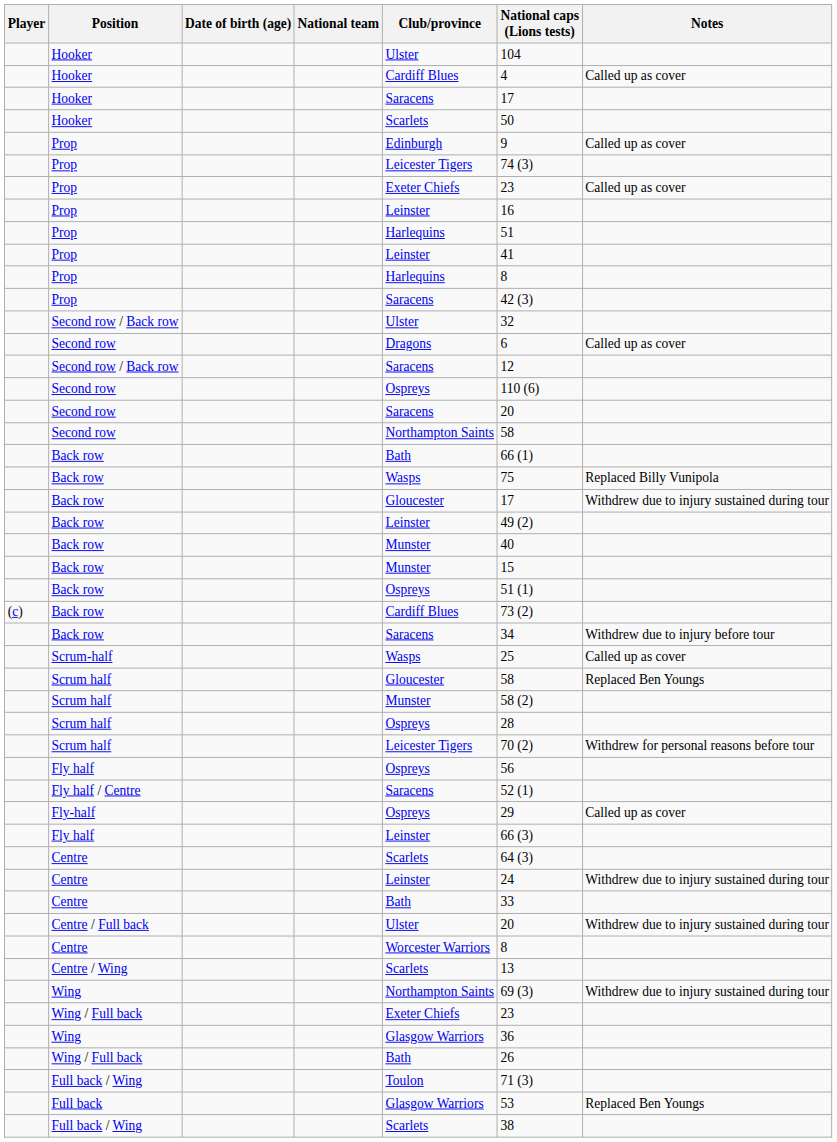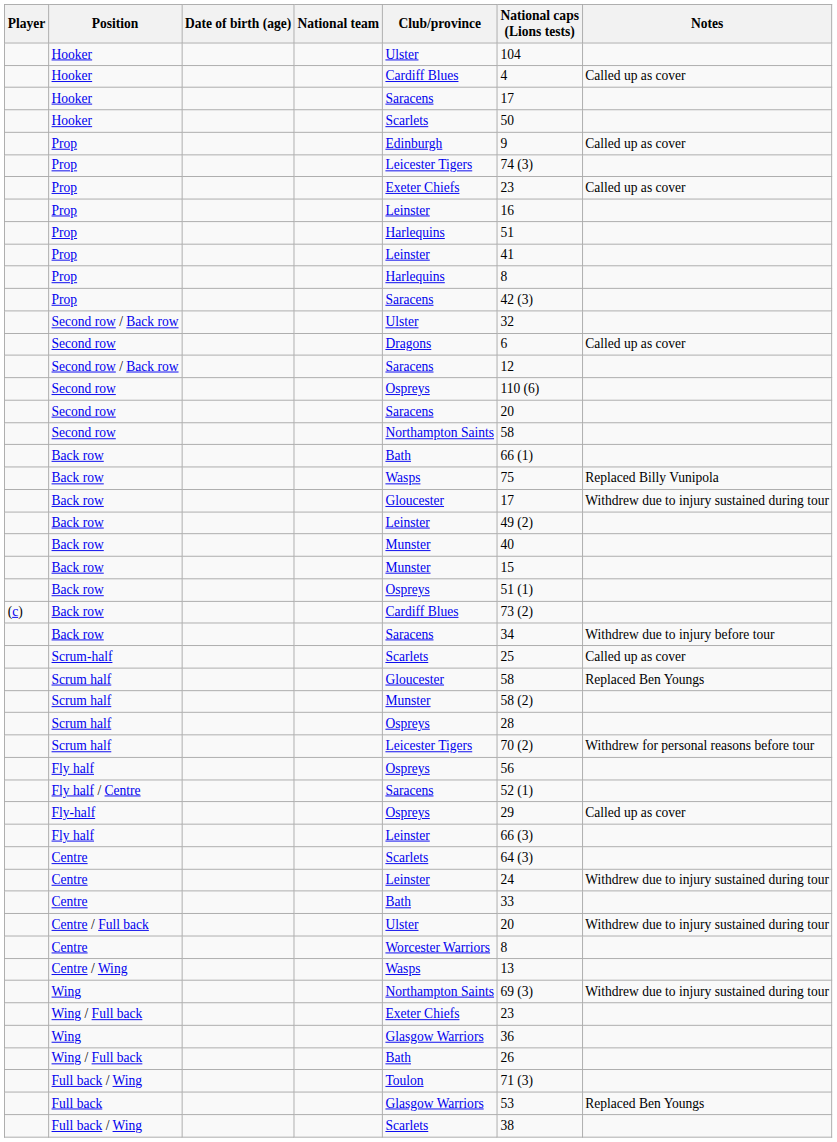(403, 657) Wasps -> (407, 657) Scarlets
(407, 969) Scarlets -> (403, 969) Wasps
